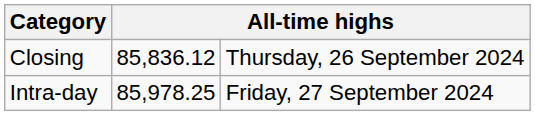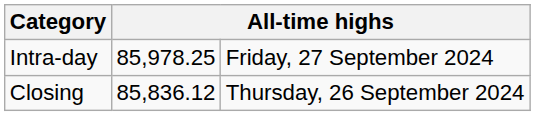rows swapped: (47, 57) <-> (54, 92)
